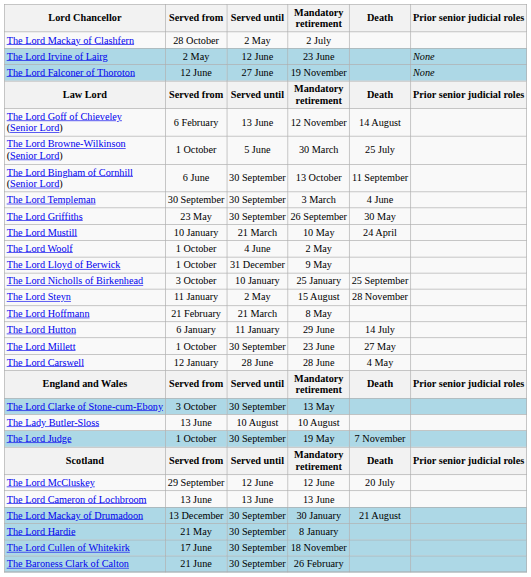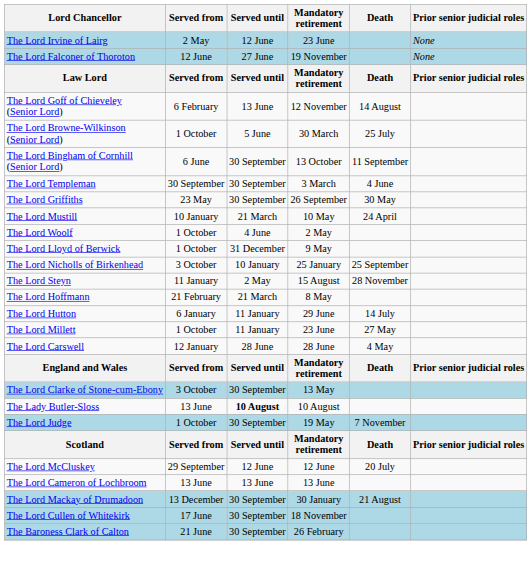- row: (70, 40)
(257, 346) 30 September -> (257, 330) 11 January
(257, 422) normal -> (257, 406) bold
- row: (41, 531)
